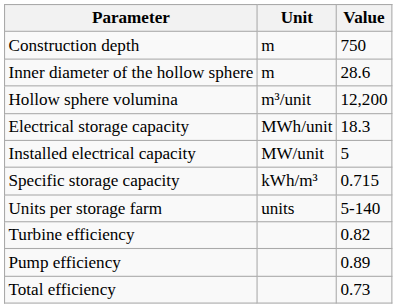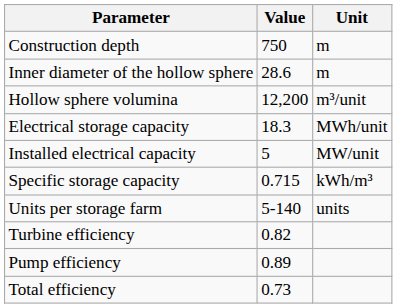columns swapped: (364, 18) <-> (297, 18)
